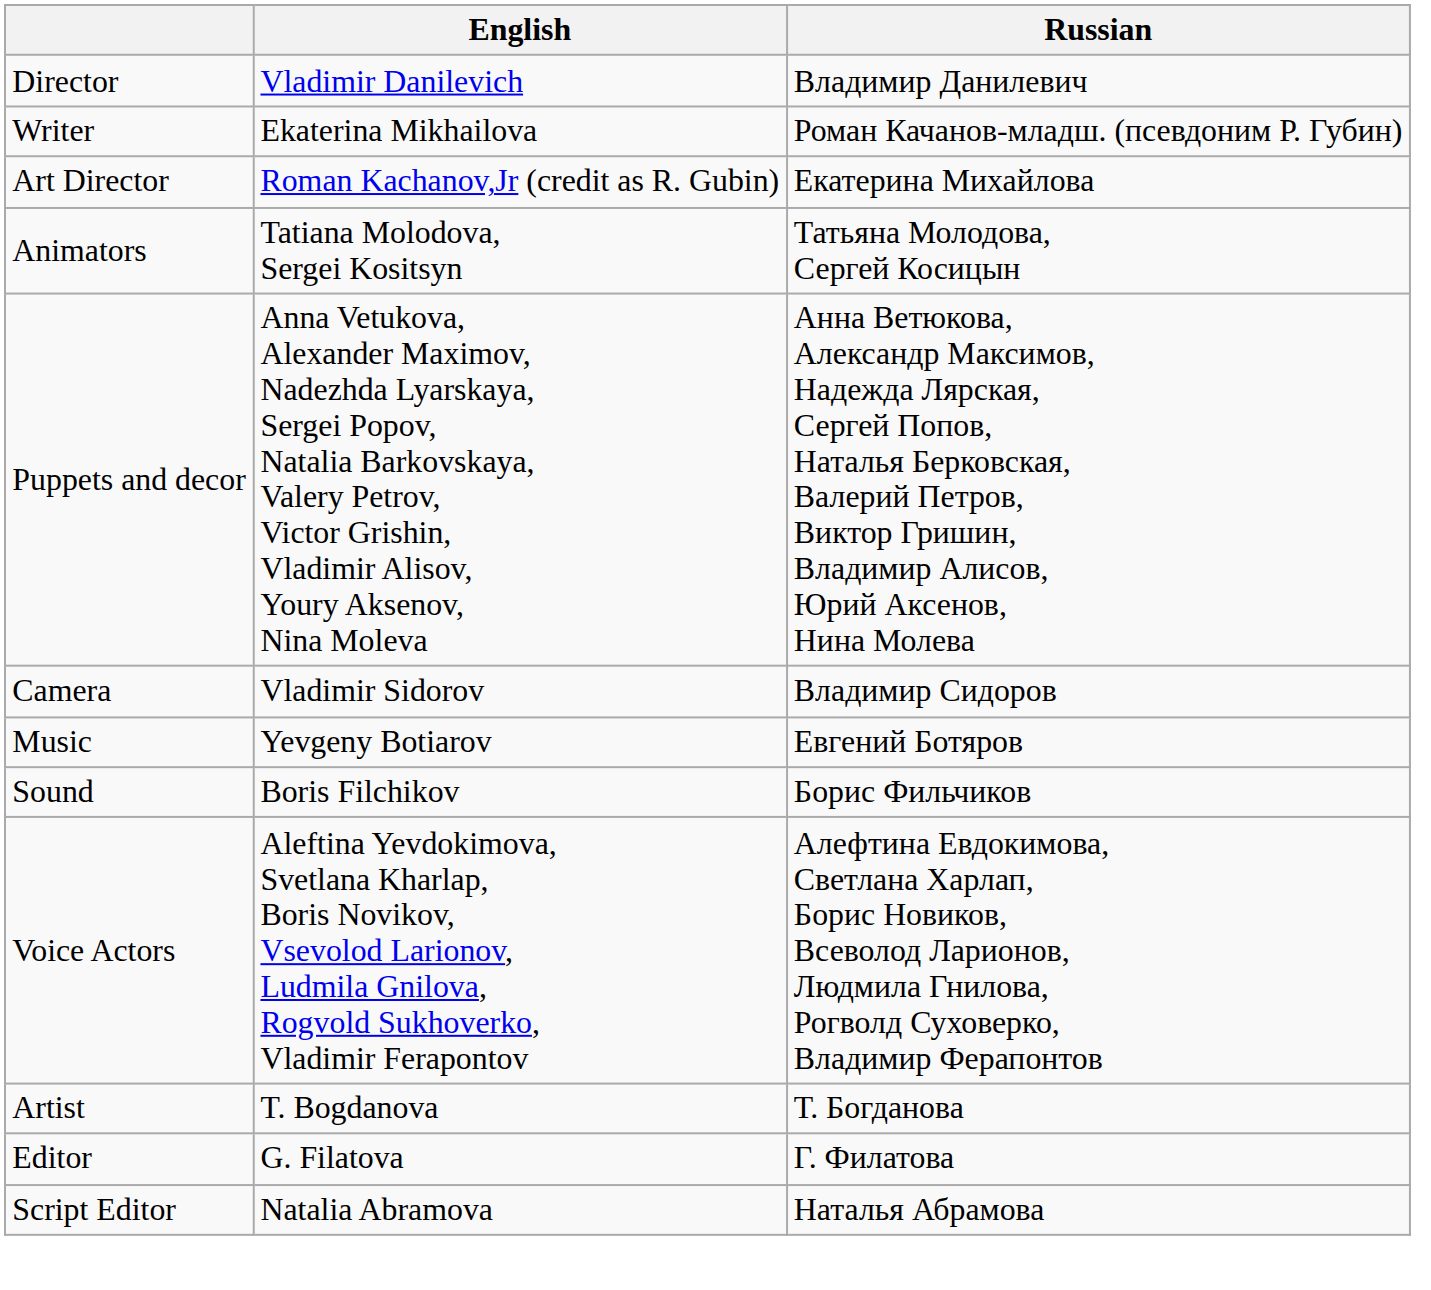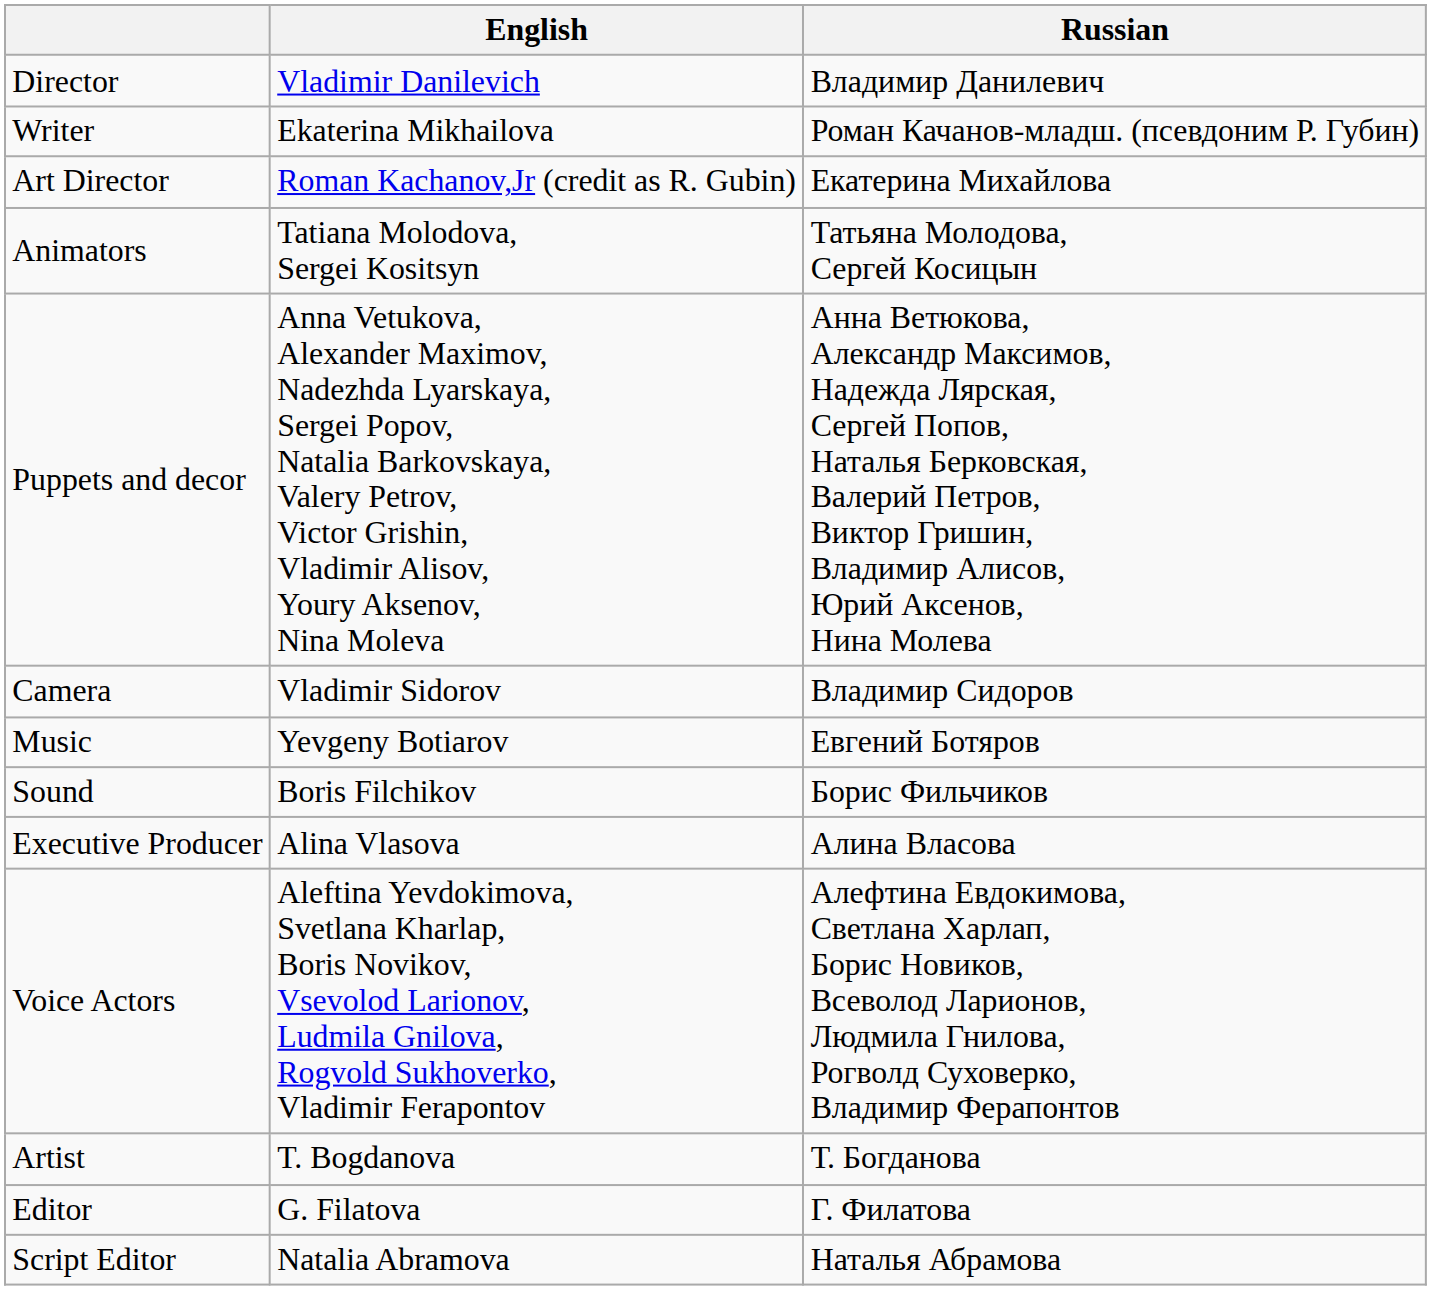+ row: (137, 842)
